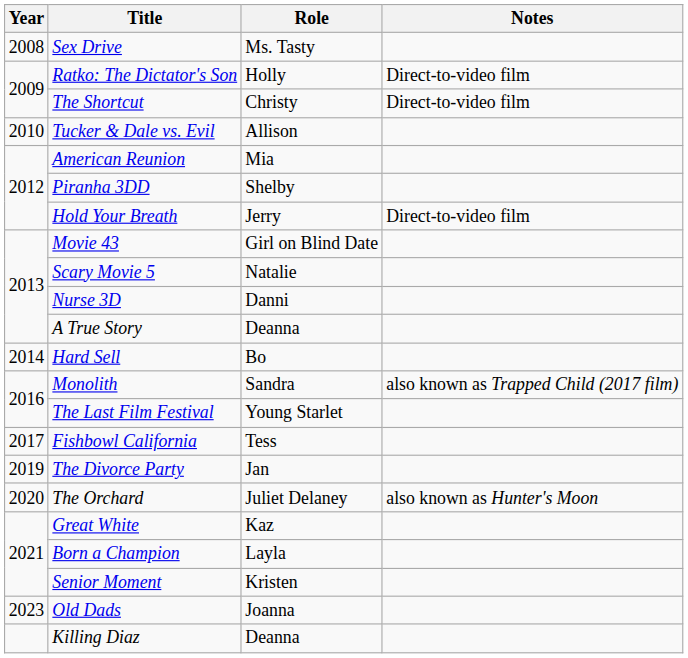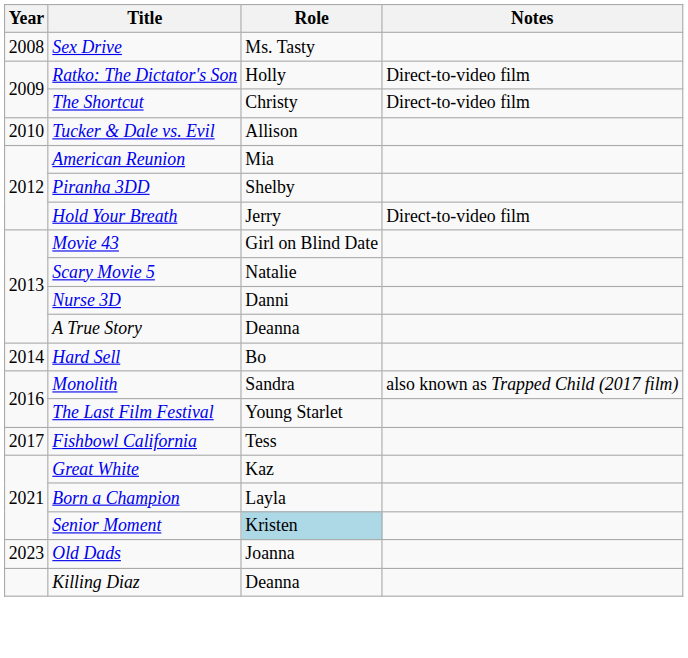- row: (118, 469)
- row: (98, 497)
(272, 581) no background -> (272, 525) lightblue background
